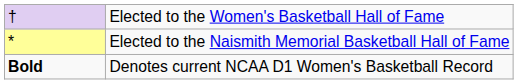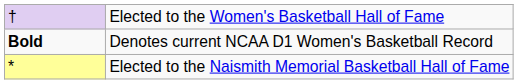rows swapped: (11, 41) <-> (26, 66)
